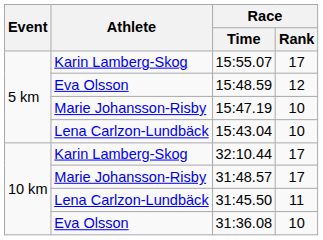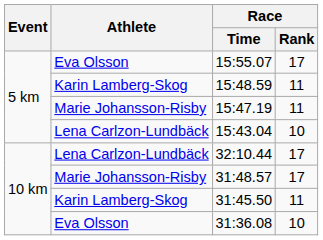(121, 62) Karin Lamberg-Skog -> (91, 62) Eva Olsson
(91, 85) Eva Olsson -> (121, 85) Karin Lamberg-Skog
(297, 85) 12 -> (297, 85) 11
(297, 108) 10 -> (297, 108) 11
(121, 154) Karin Lamberg-Skog -> (131, 154) Lena Carlzon-Lundbäck
(131, 200) Lena Carlzon-Lundbäck -> (121, 200) Karin Lamberg-Skog
